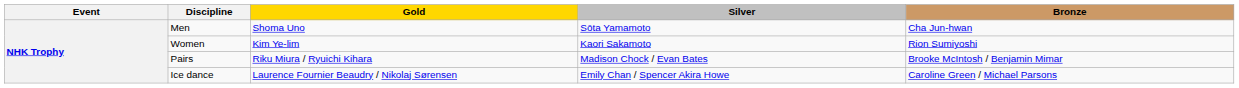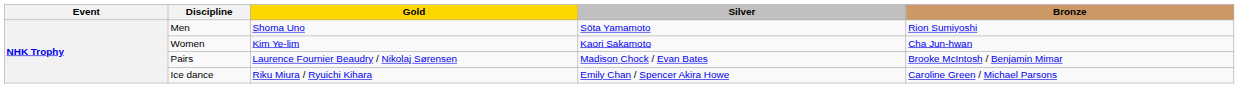(940, 28) Cha Jun-hwan -> (943, 28) Rion Sumiyoshi
(943, 43) Rion Sumiyoshi -> (940, 43) Cha Jun-hwan
(312, 59) Riku Miura / Ryuichi Kihara -> (355, 59) Laurence Fournier Beaudry / Nikolaj Sørensen
(355, 75) Laurence Fournier Beaudry / Nikolaj Sørensen -> (312, 75) Riku Miura / Ryuichi Kihara
